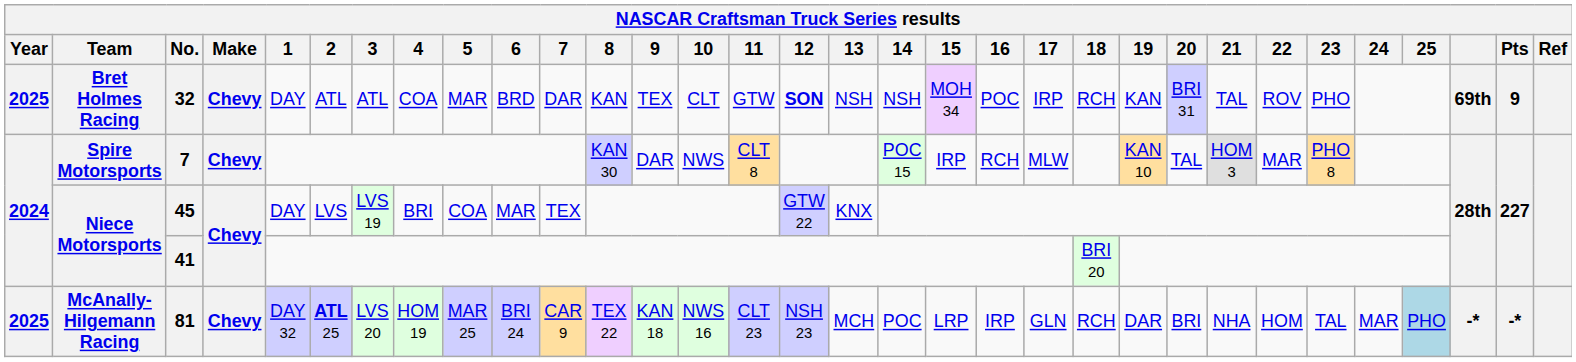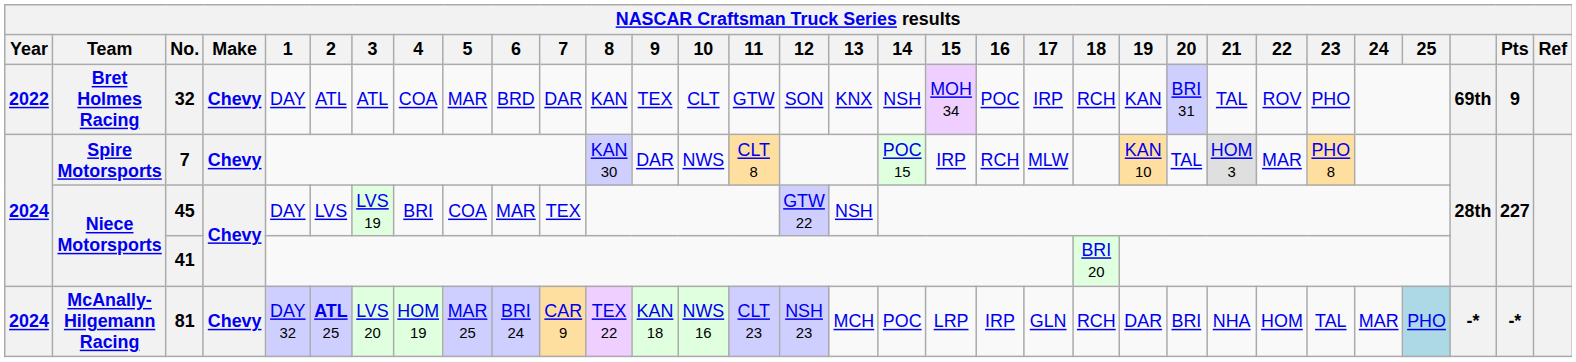(29, 99) 2025 -> (29, 99) 2022
(804, 99) bold -> (804, 99) normal
(854, 99) NSH -> (854, 99) KNX
(854, 210) KNX -> (854, 210) NSH
(29, 321) 2025 -> (29, 321) 2024
